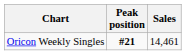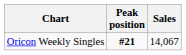(164, 41) 14,461 -> (164, 41) 14,067
